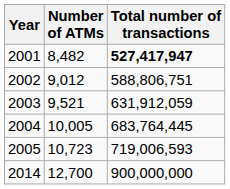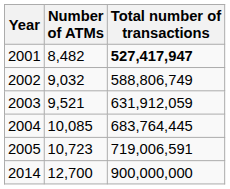(66, 80) 9,012 -> (66, 80) 9,032
(152, 80) 588,806,751 -> (152, 80) 588,806,749
(70, 126) 10,005 -> (70, 126) 10,085
(152, 150) 719,006,593 -> (152, 150) 719,006,591
